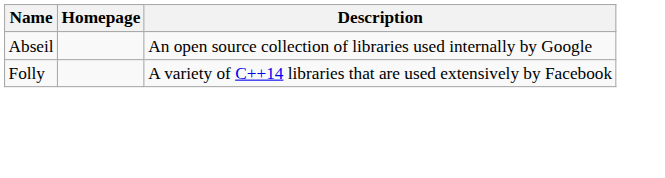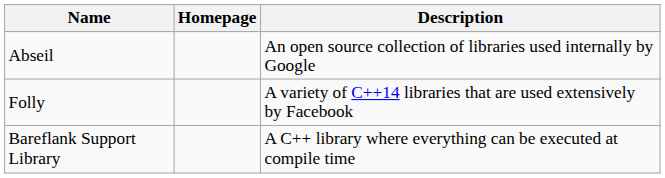+ row: (72, 149)
